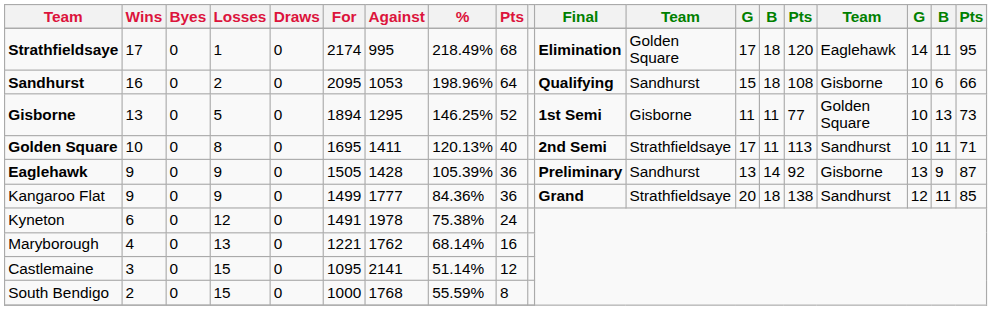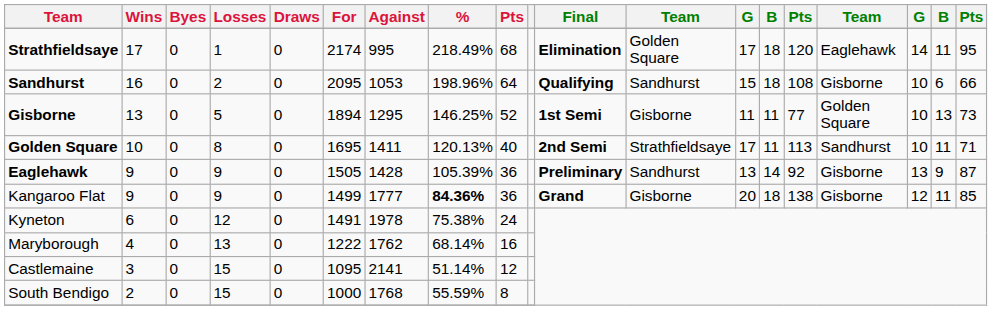(458, 196) normal -> (458, 196) bold
(680, 196) Strathfieldsaye -> (661, 196) Gisborne
(856, 196) Sandhurst -> (852, 196) Gisborne
(344, 244) 1221 -> (344, 244) 1222
